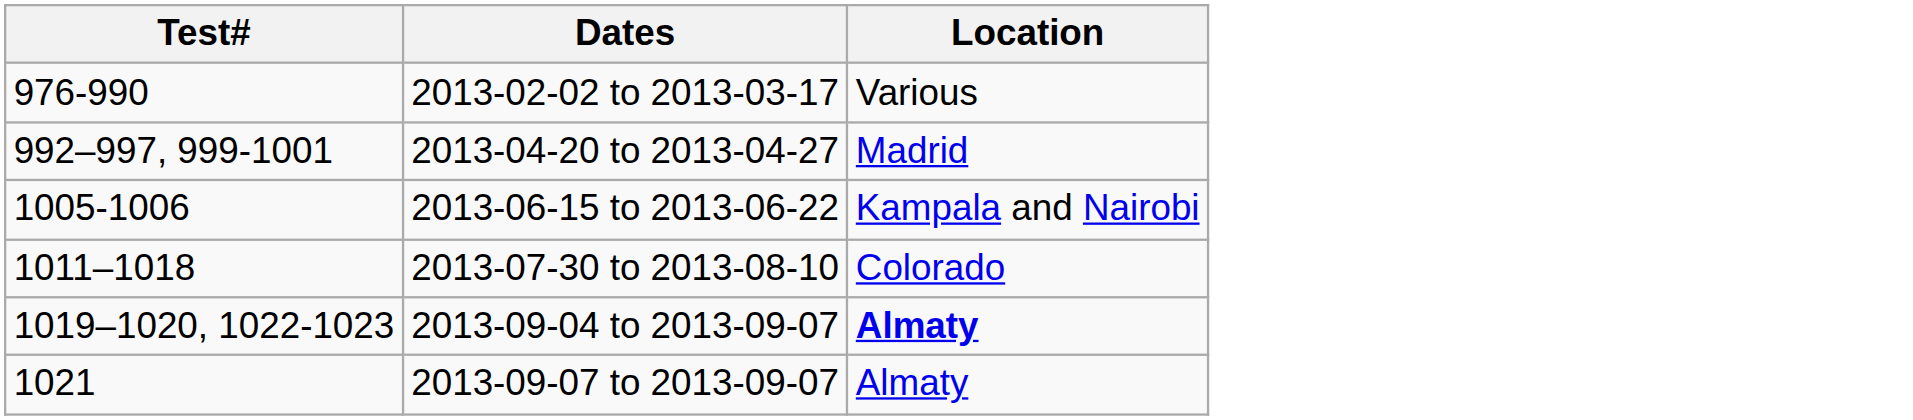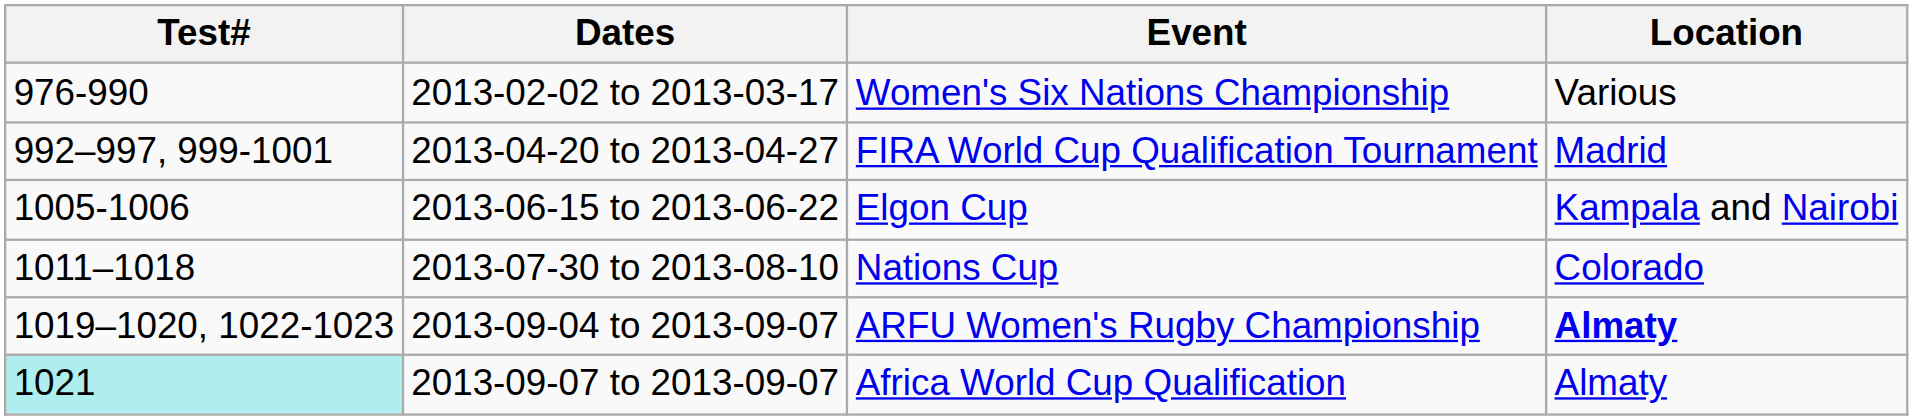+ column: (1197, 33)
(55, 383) no background -> (55, 383) paleturquoise background
